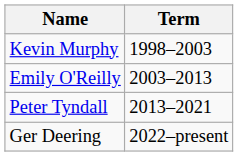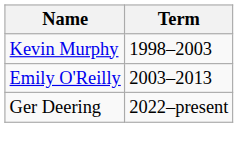- row: (59, 107)
